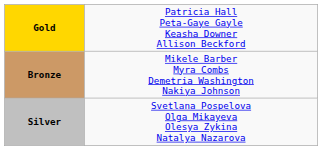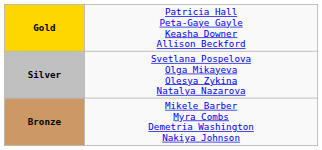rows swapped: (44, 122) <-> (44, 75)
